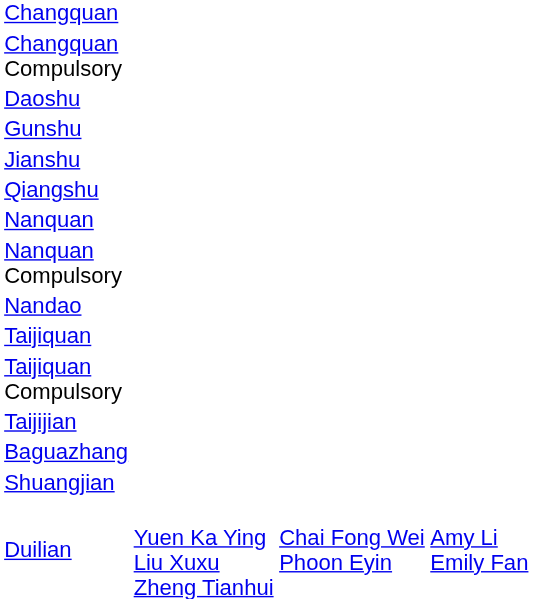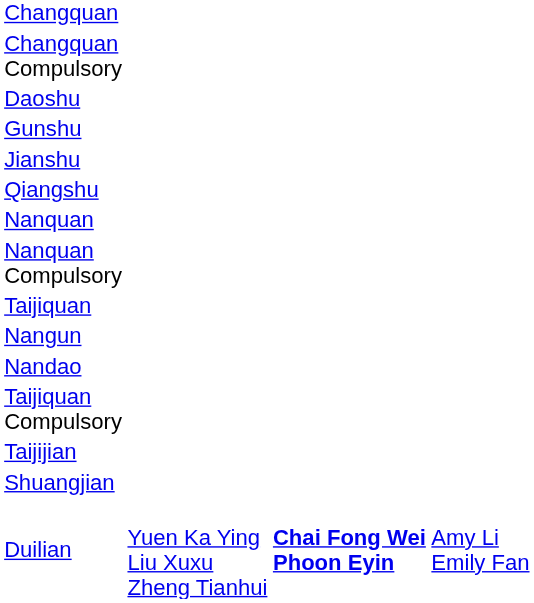rows swapped: (43, 305) <-> (48, 336)
+ row: (43, 336)
- row: (66, 452)
(352, 550) normal -> (349, 550) bold
